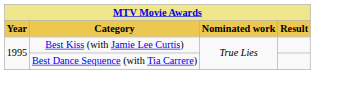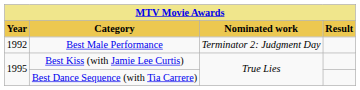+ row: (114, 45)
